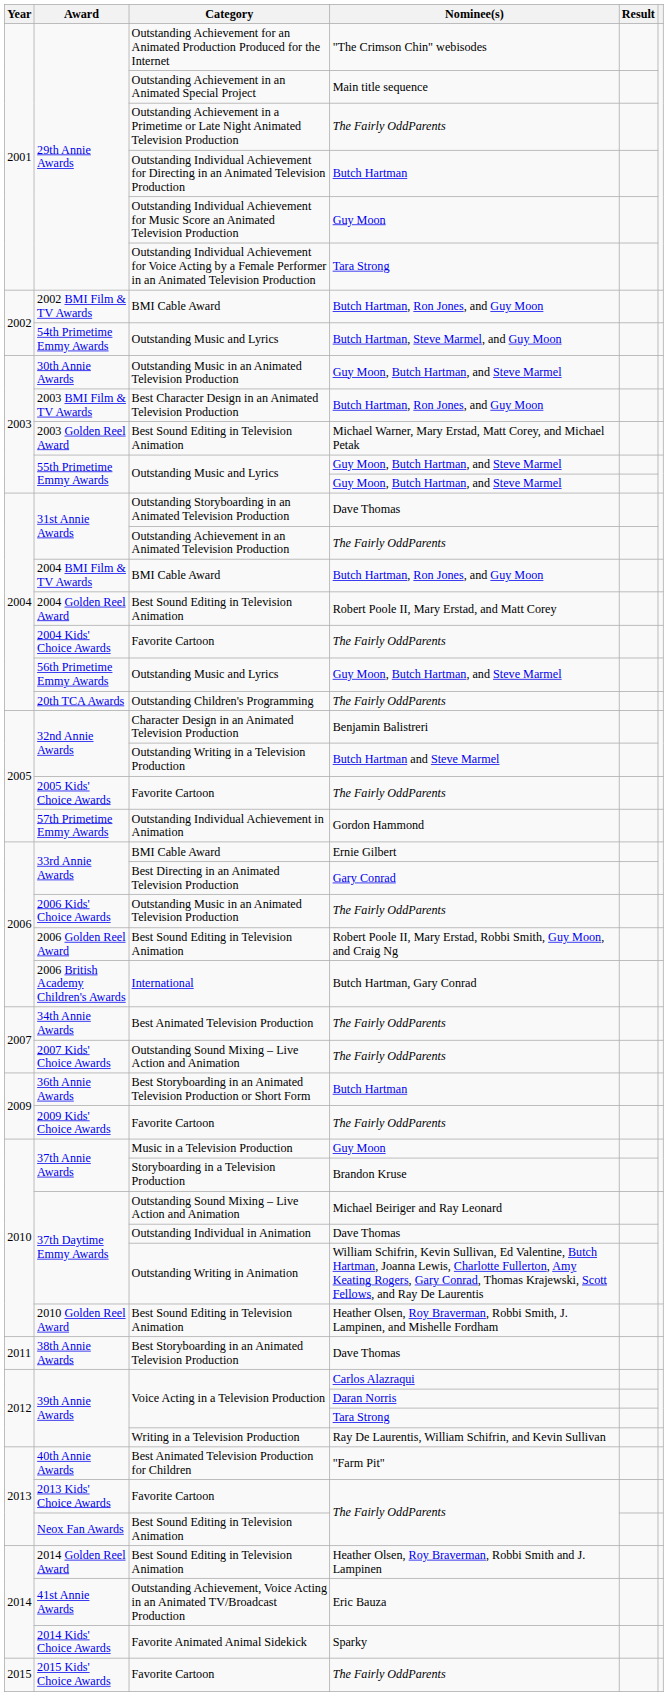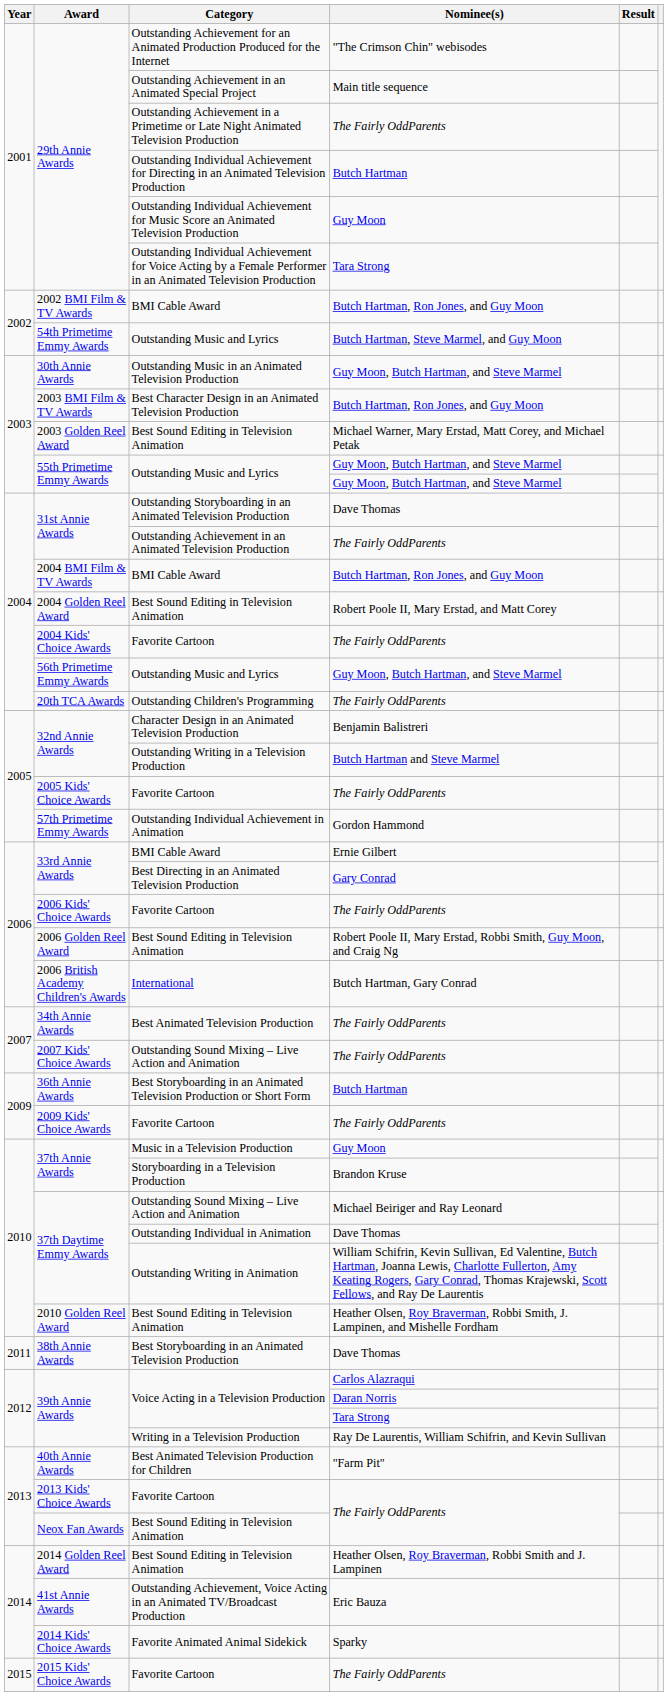(217, 911) Outstanding Music in an Animated Television Production -> (173, 911) Favorite Cartoon
